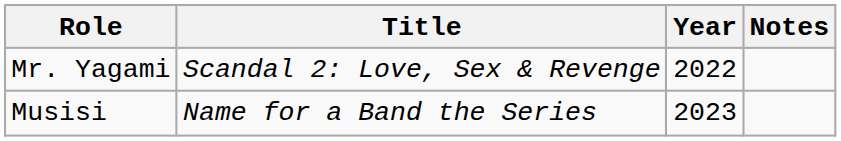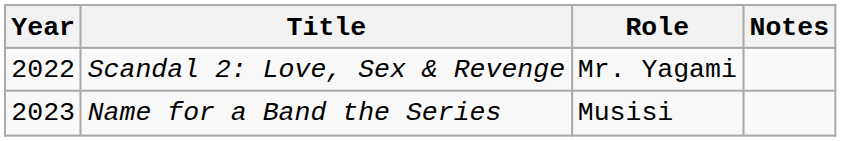columns swapped: (705, 27) <-> (91, 27)
